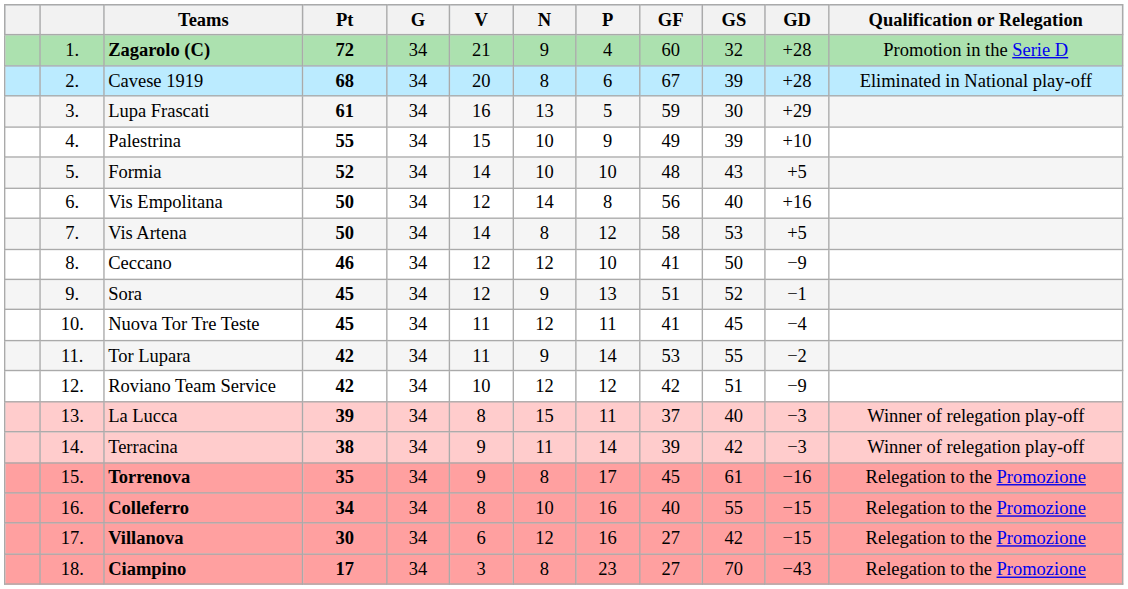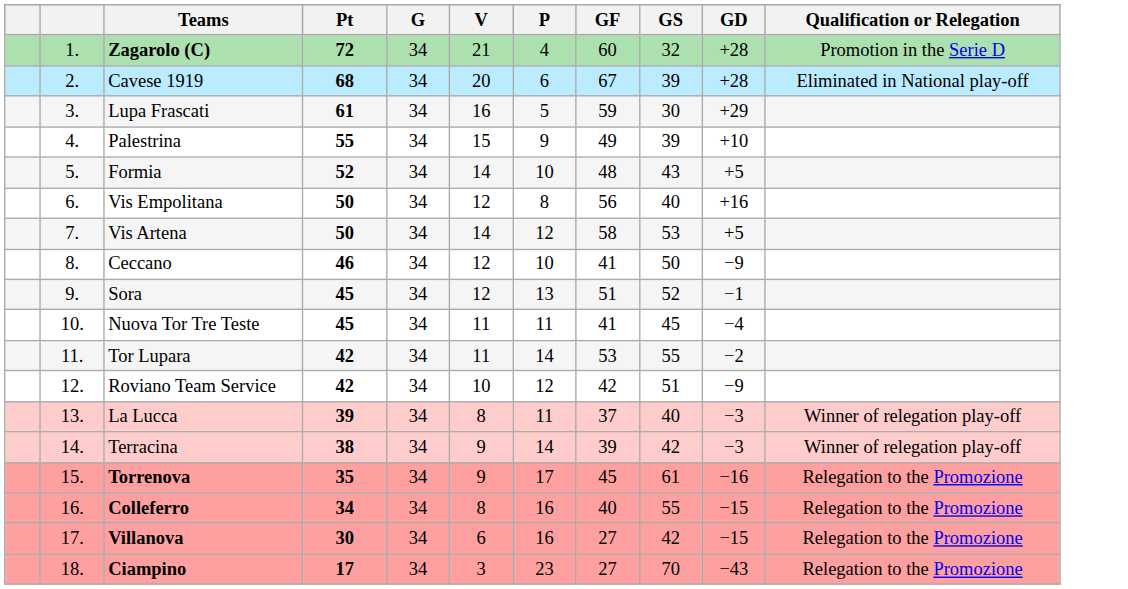- column: (544, 19)
